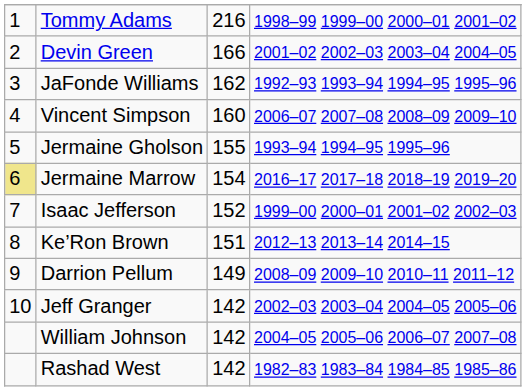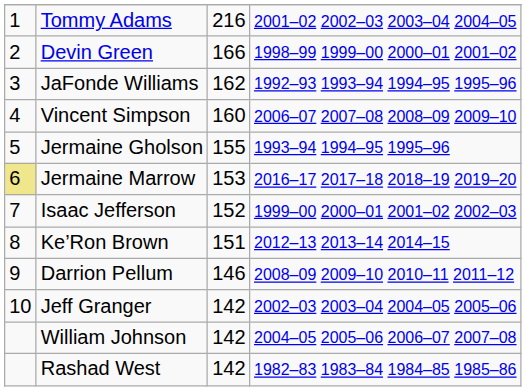(385, 20) 1998–99 1999–00 2000–01 2001–02 -> (385, 20) 2001–02 2002–03 2003–04 2004–05
(385, 52) 2001–02 2002–03 2003–04 2004–05 -> (385, 52) 1998–99 1999–00 2000–01 2001–02
(229, 178) 154 -> (229, 178) 153
(229, 274) 149 -> (229, 274) 146
